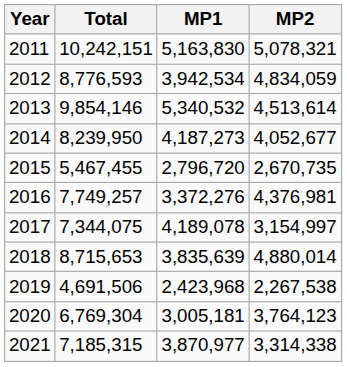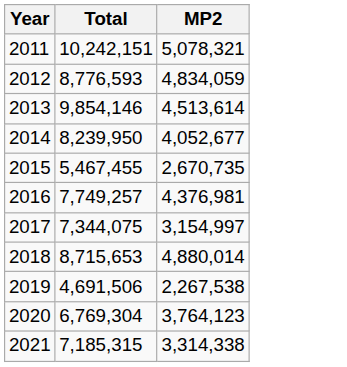- column: (203, 19)
